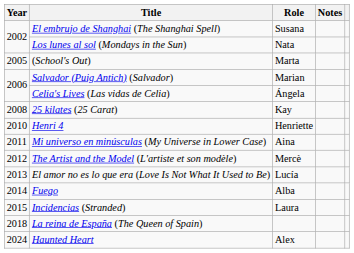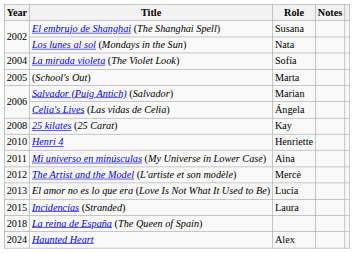+ row: (106, 61)
- row: (45, 191)
